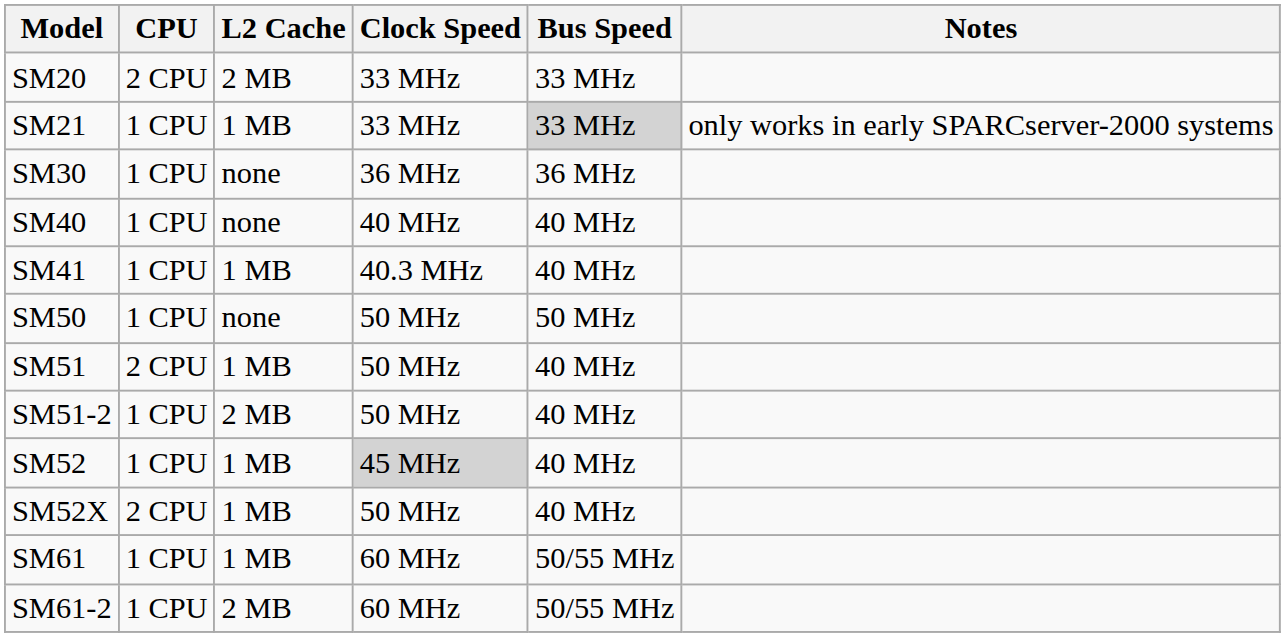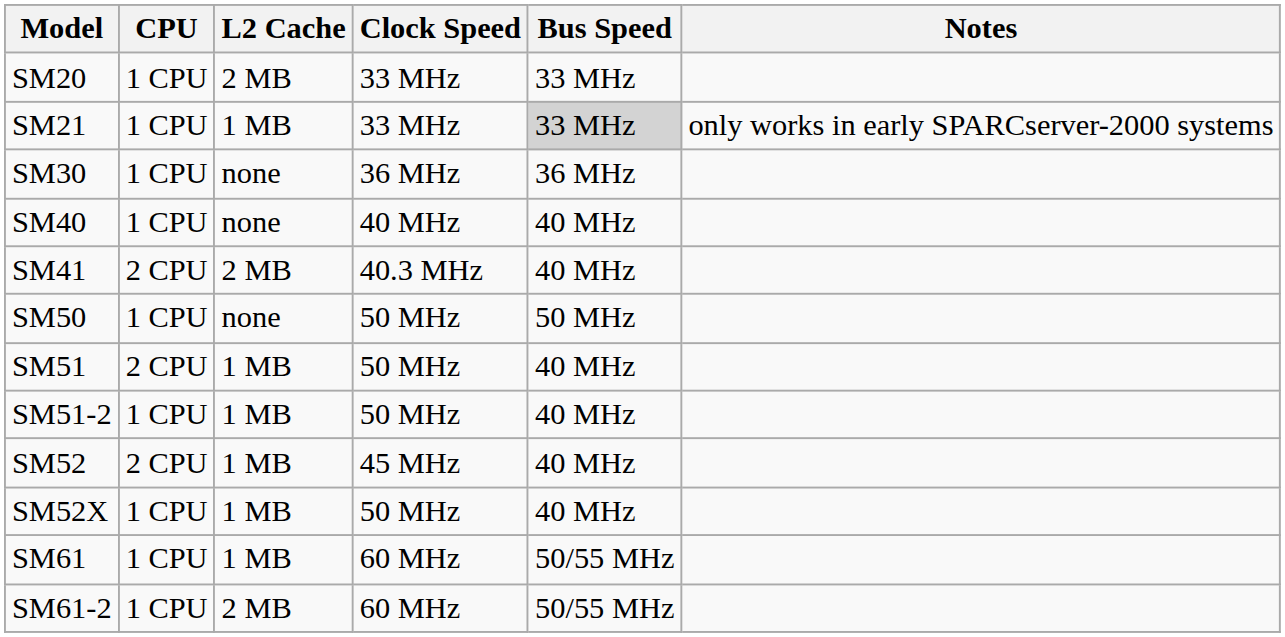(167, 76) 2 CPU -> (167, 76) 1 CPU
(167, 269) 1 CPU -> (167, 269) 2 CPU
(257, 269) 1 MB -> (257, 269) 2 MB
(257, 414) 2 MB -> (257, 414) 1 MB
(167, 462) 1 CPU -> (167, 462) 2 CPU
(410, 462) lightgrey background -> (410, 462) no background
(167, 510) 2 CPU -> (167, 510) 1 CPU
